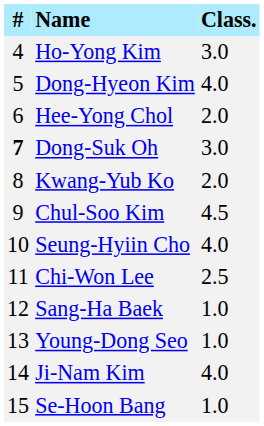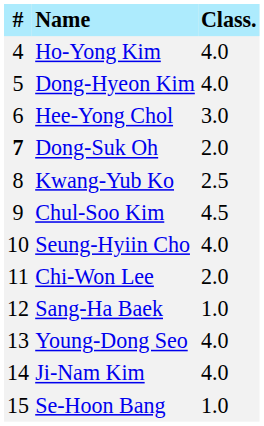(215, 51) 3.0 -> (215, 51) 4.0
(215, 116) 2.0 -> (215, 116) 3.0
(215, 148) 3.0 -> (215, 148) 2.0
(215, 180) 2.0 -> (215, 180) 2.5
(215, 276) 2.5 -> (215, 276) 2.0
(215, 341) 1.0 -> (215, 341) 4.0
